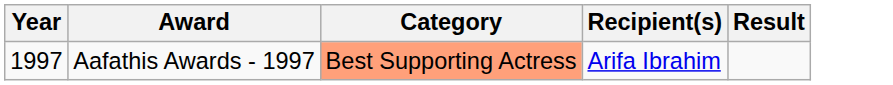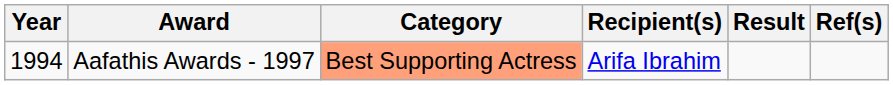+ column: (849, 23)
(36, 60) 1997 -> (36, 60) 1994
